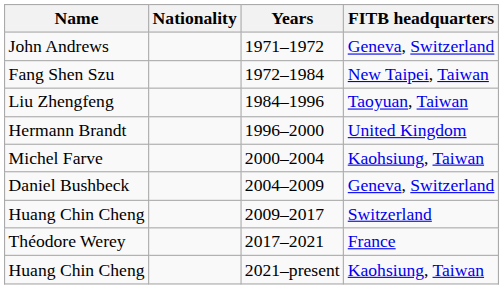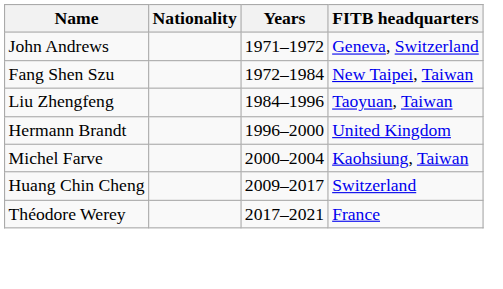- row: (284, 185)
- row: (292, 269)
